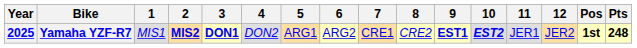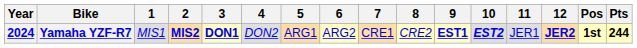(21, 33) 2025 -> (21, 33) 2024
(560, 33) normal -> (560, 33) bold
(618, 33) 248 -> (619, 33) 244
